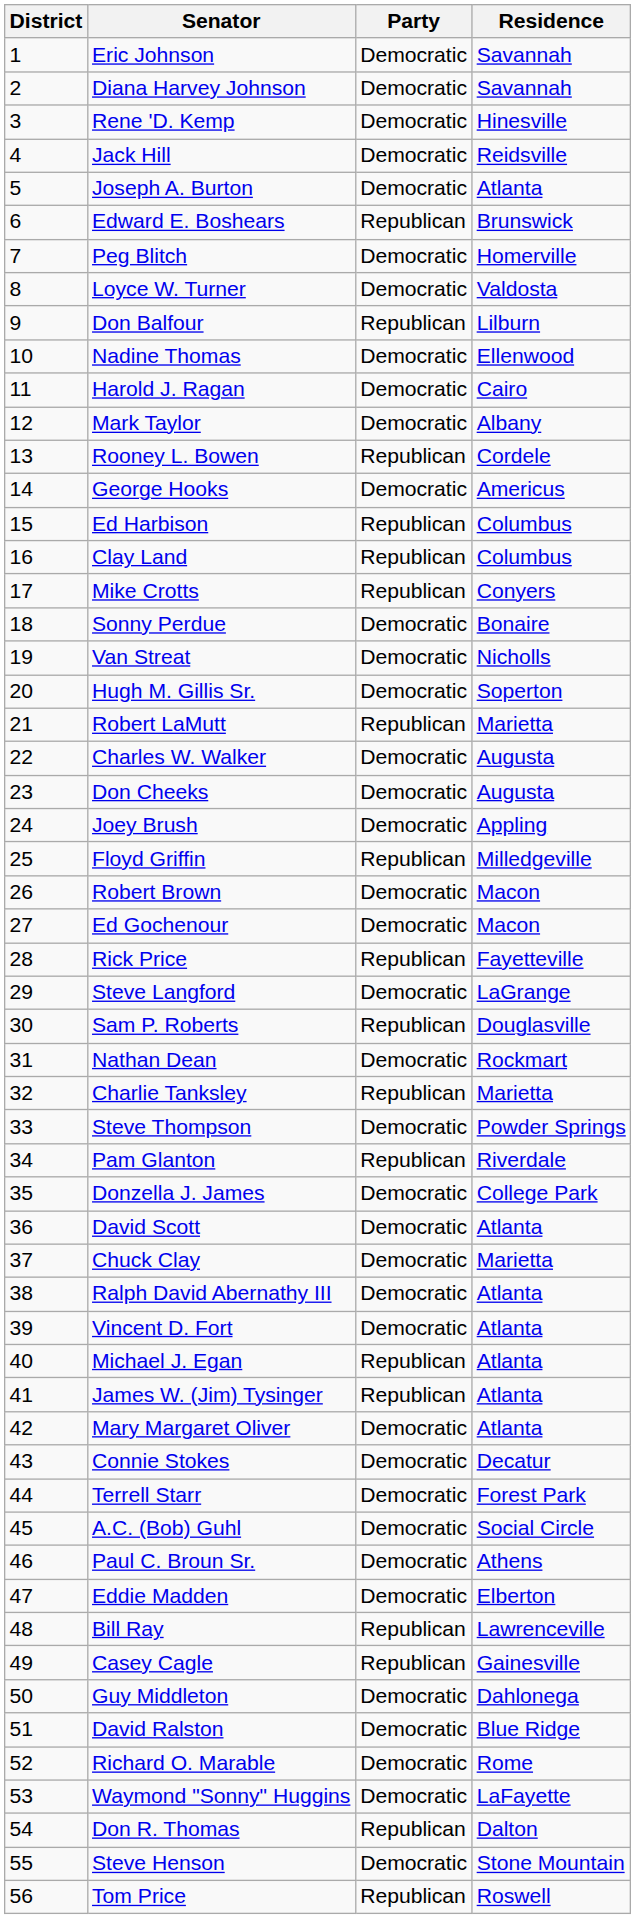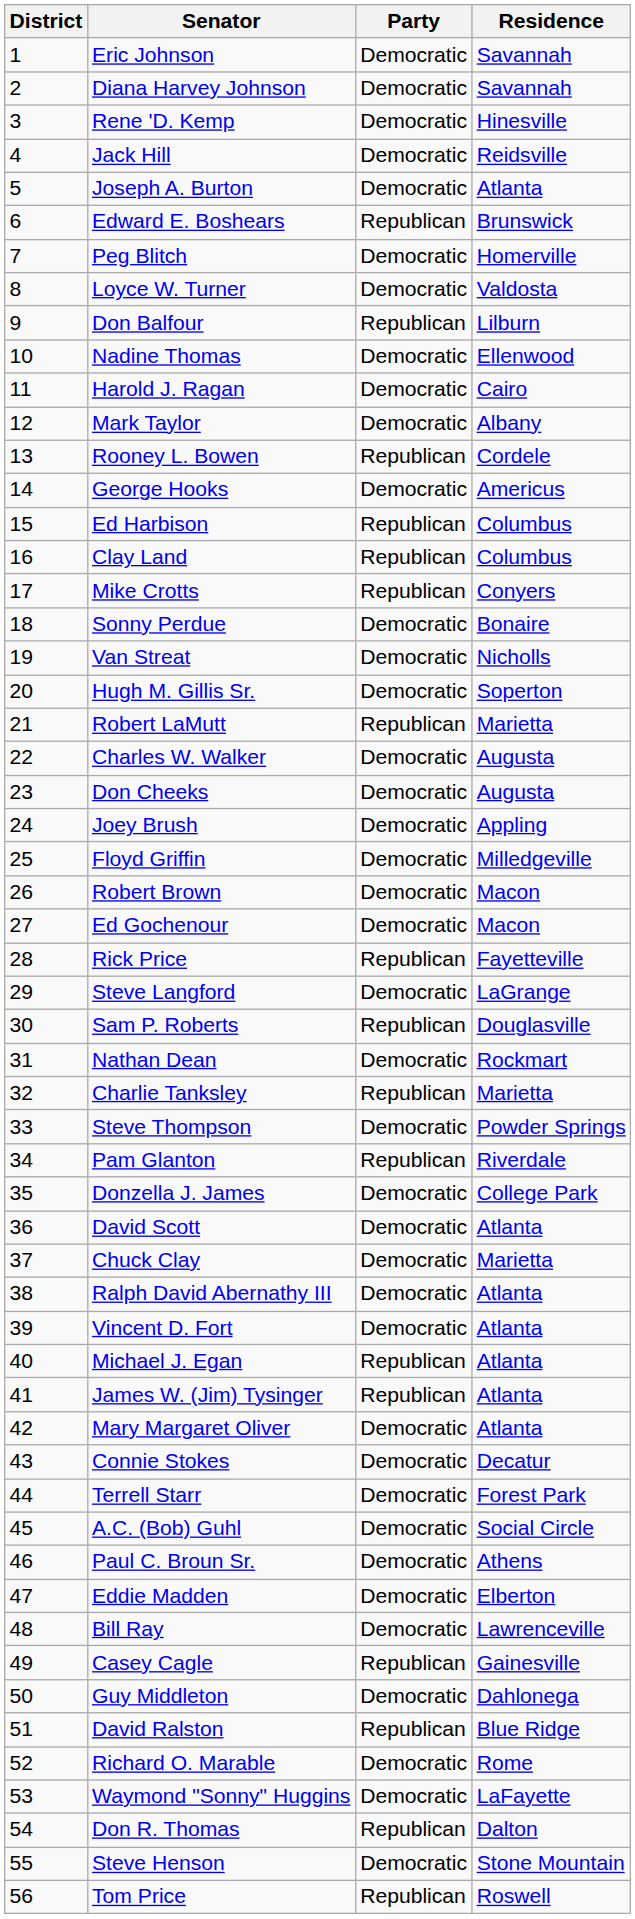(413, 858) Republican -> (414, 858) Democratic
(413, 1629) Republican -> (414, 1629) Democratic
(414, 1729) Democratic -> (413, 1729) Republican
